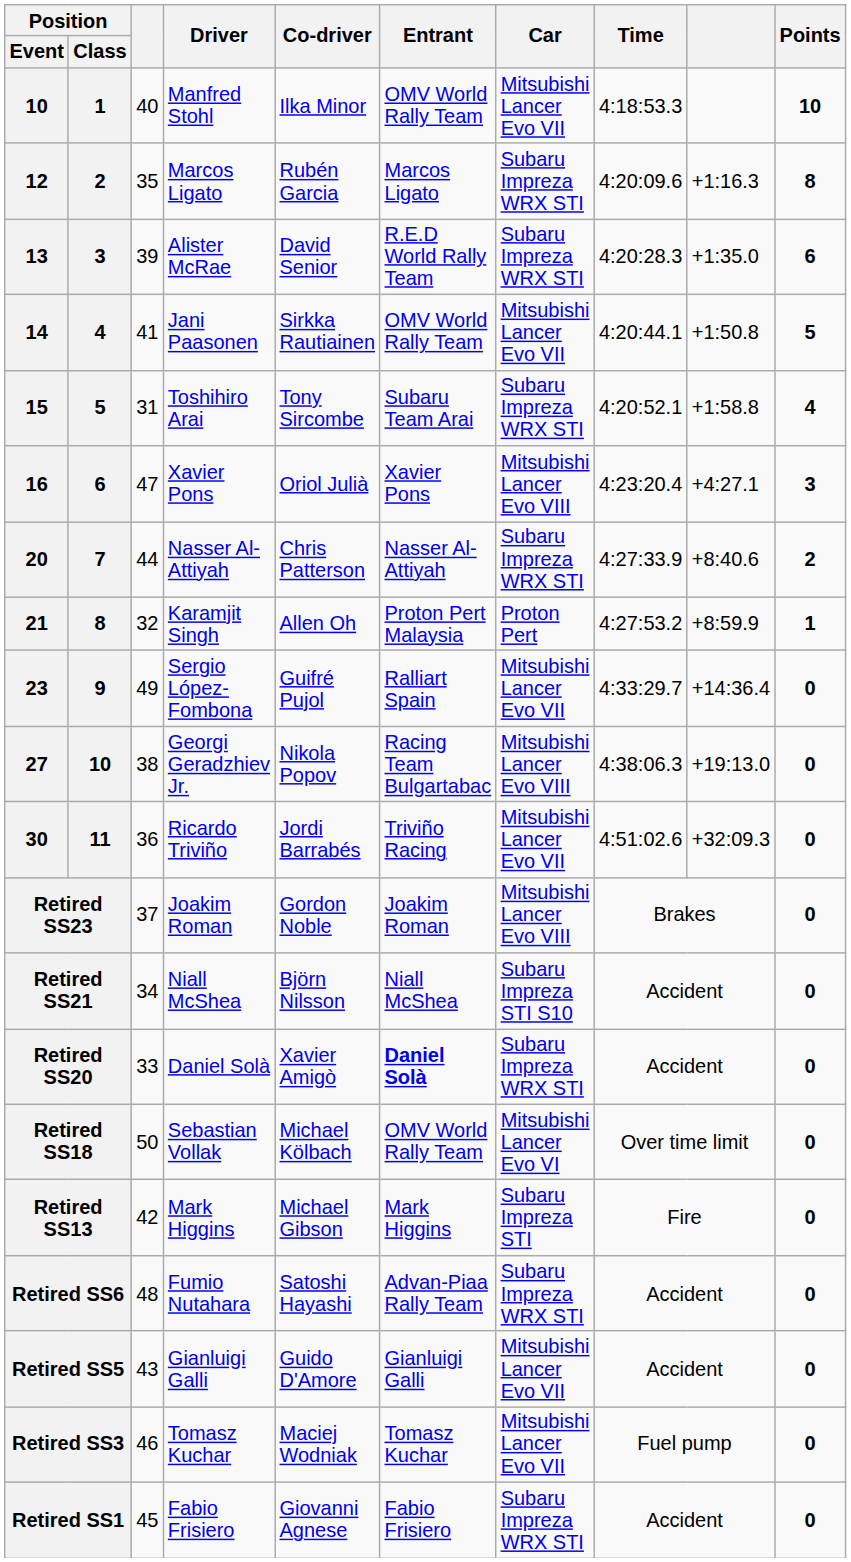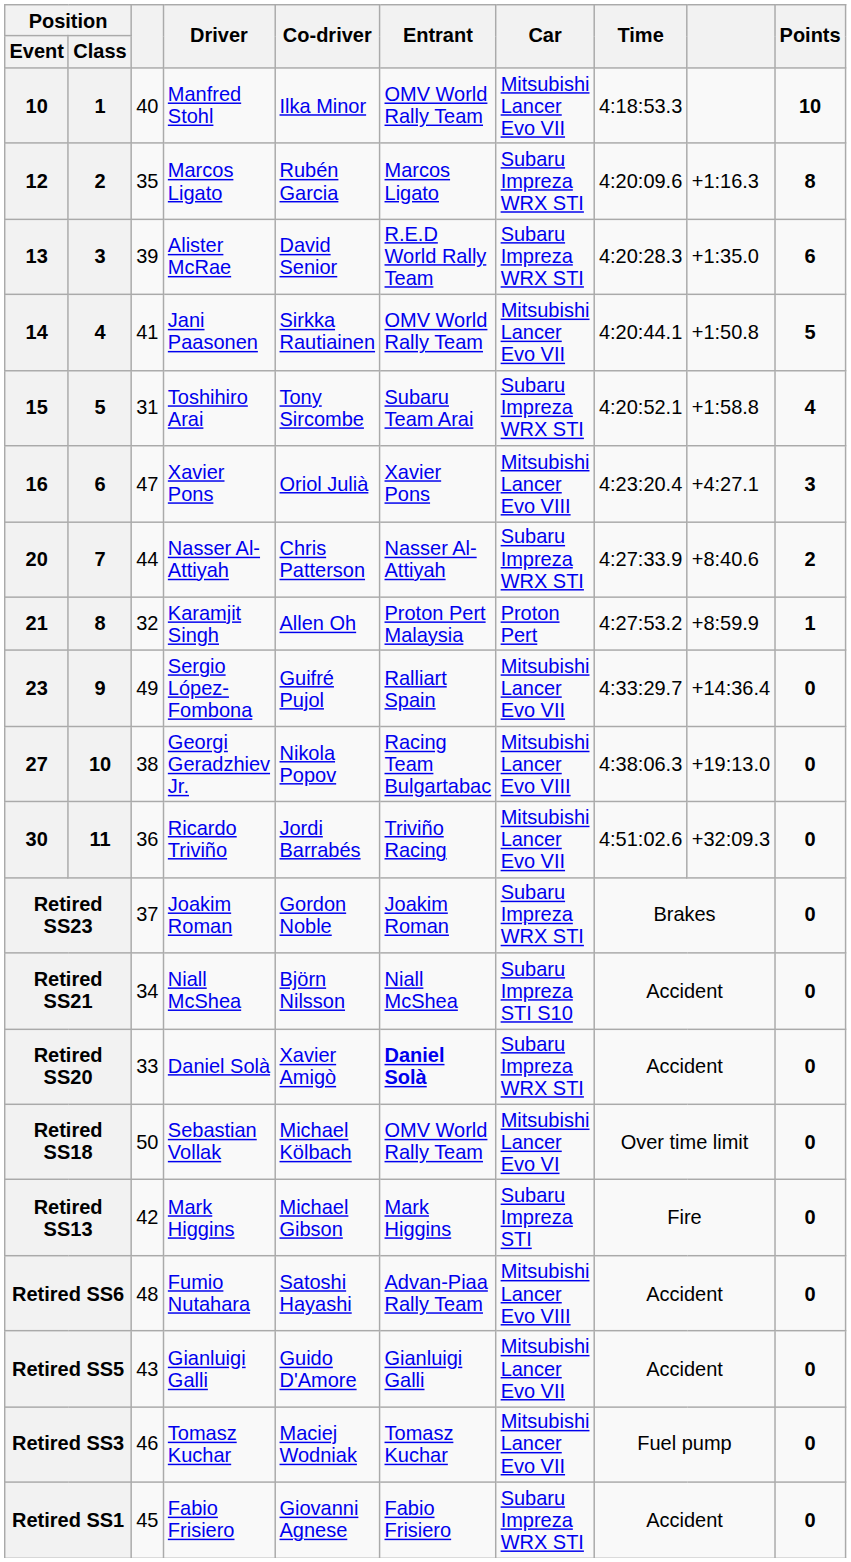(545, 915) Mitsubishi Lancer Evo VIII -> (542, 915) Subaru Impreza WRX STI
(542, 1293) Subaru Impreza WRX STI -> (545, 1293) Mitsubishi Lancer Evo VIII
